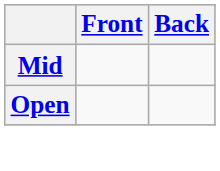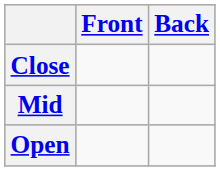+ row: (40, 64)
